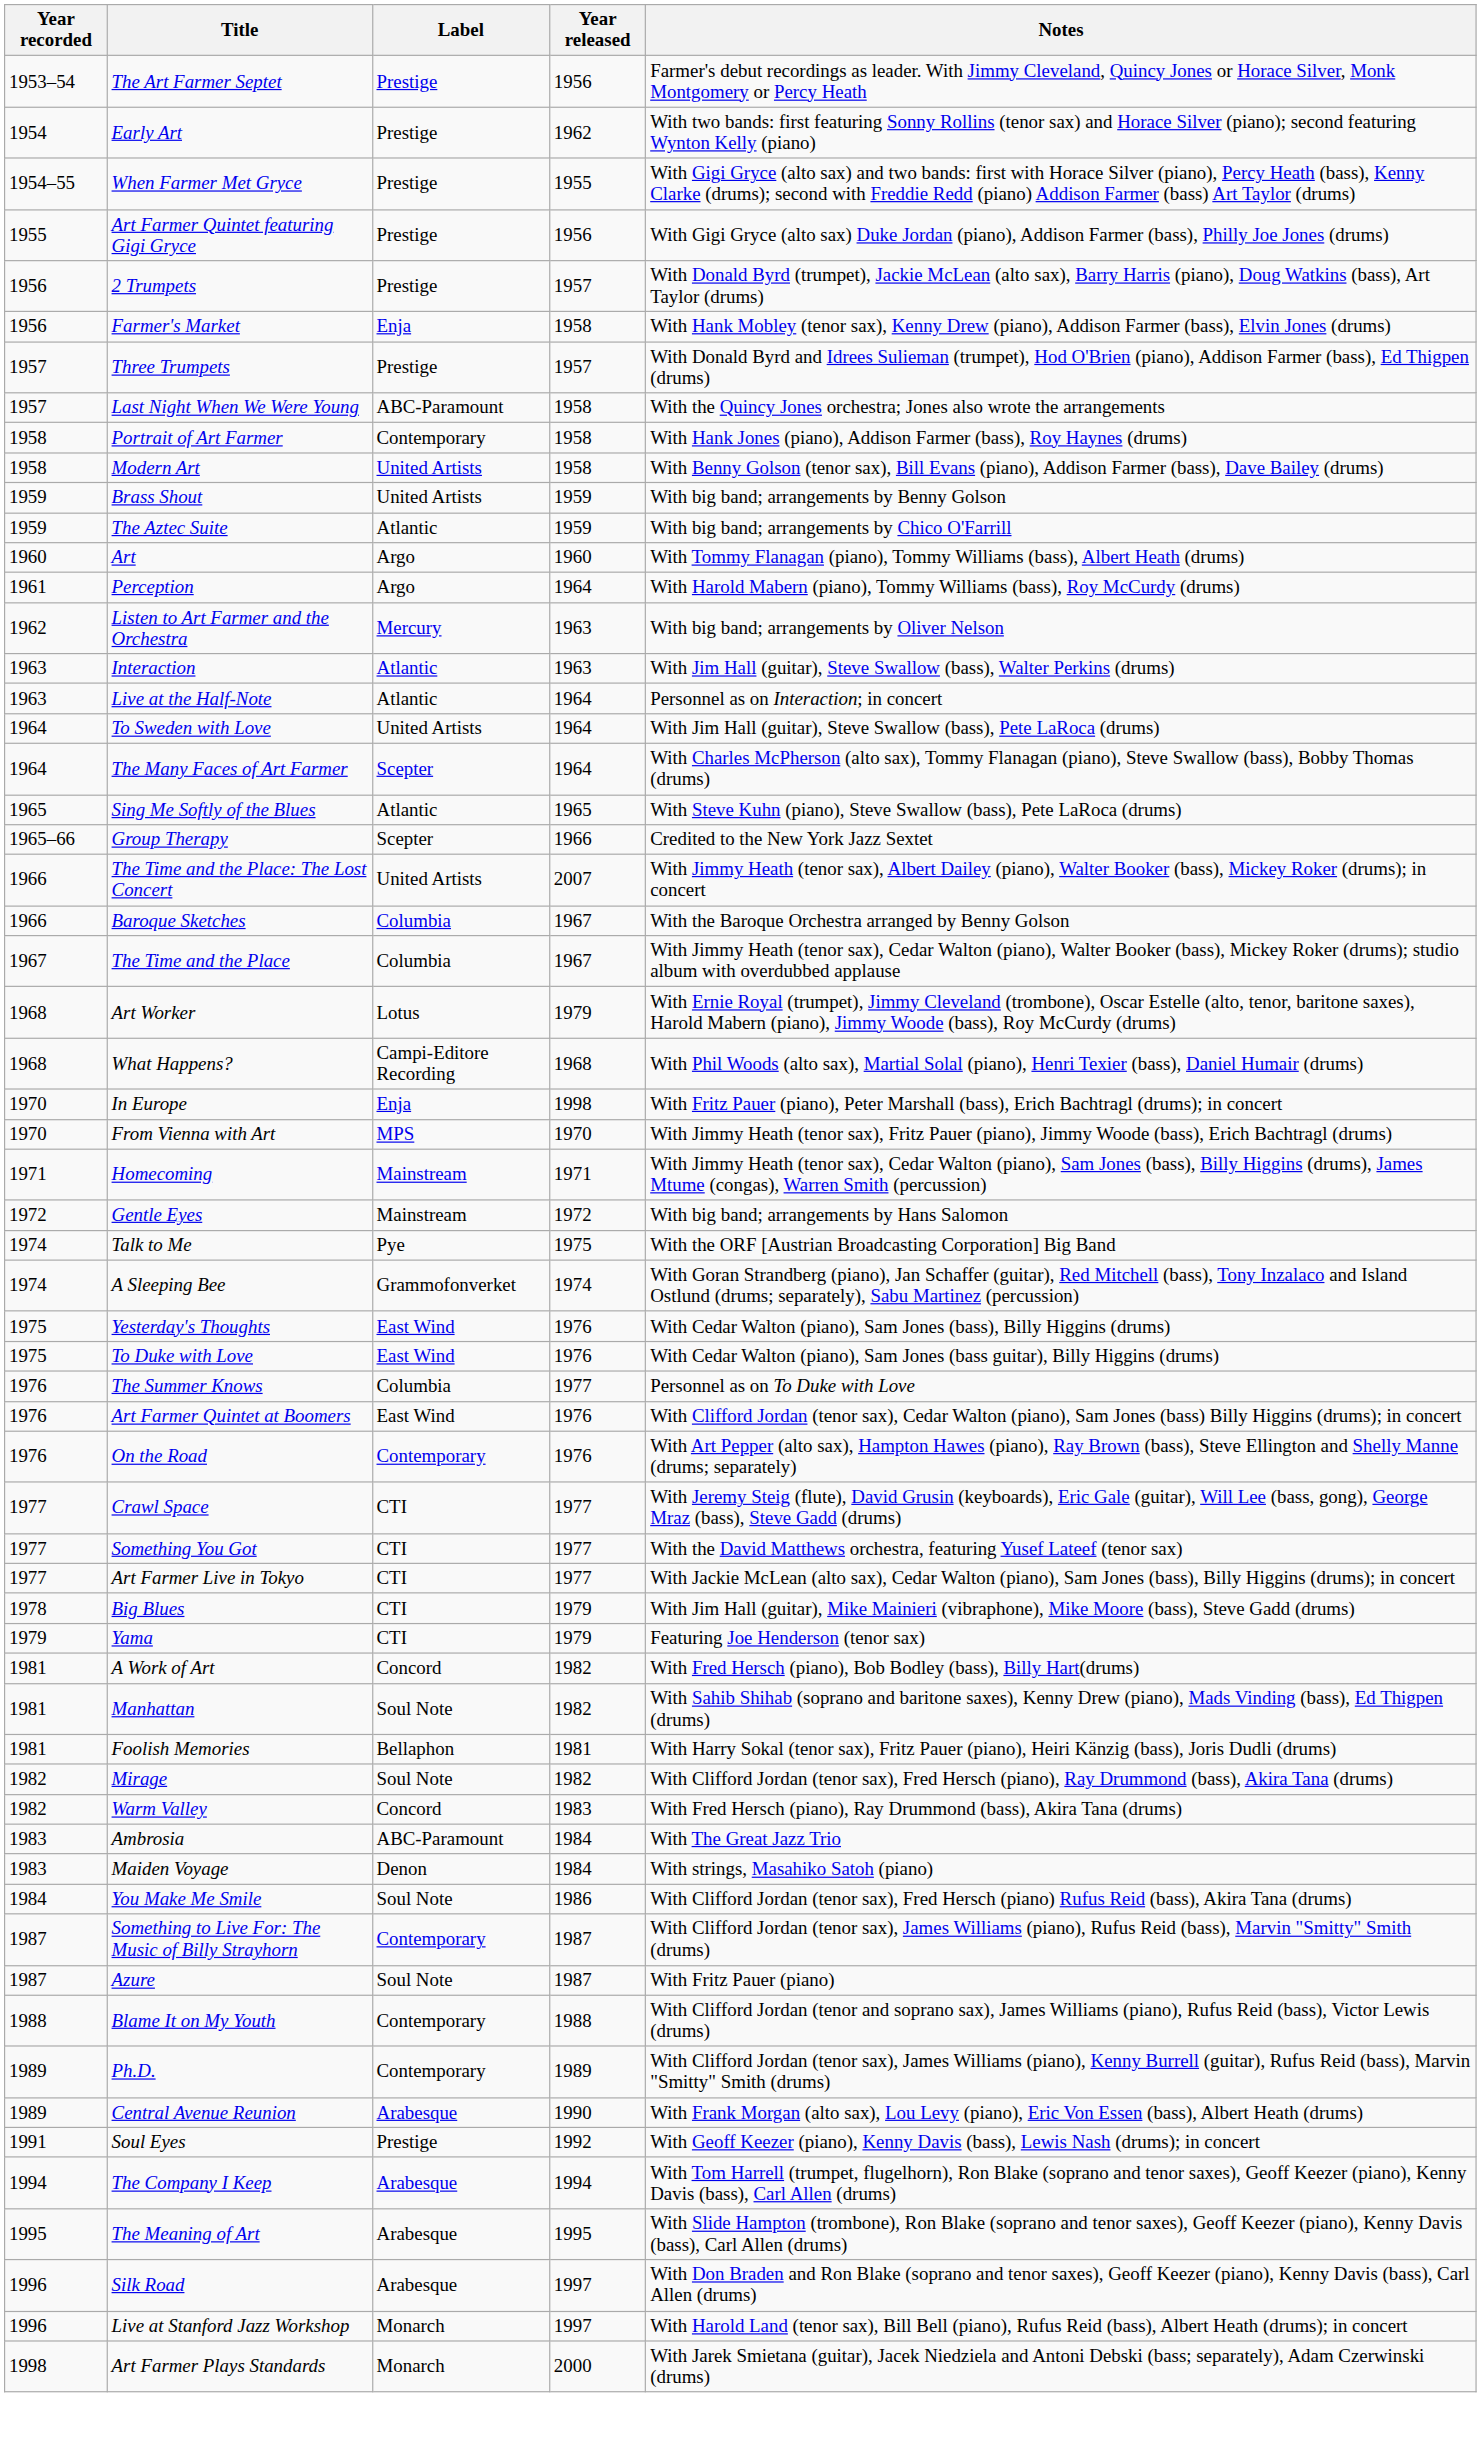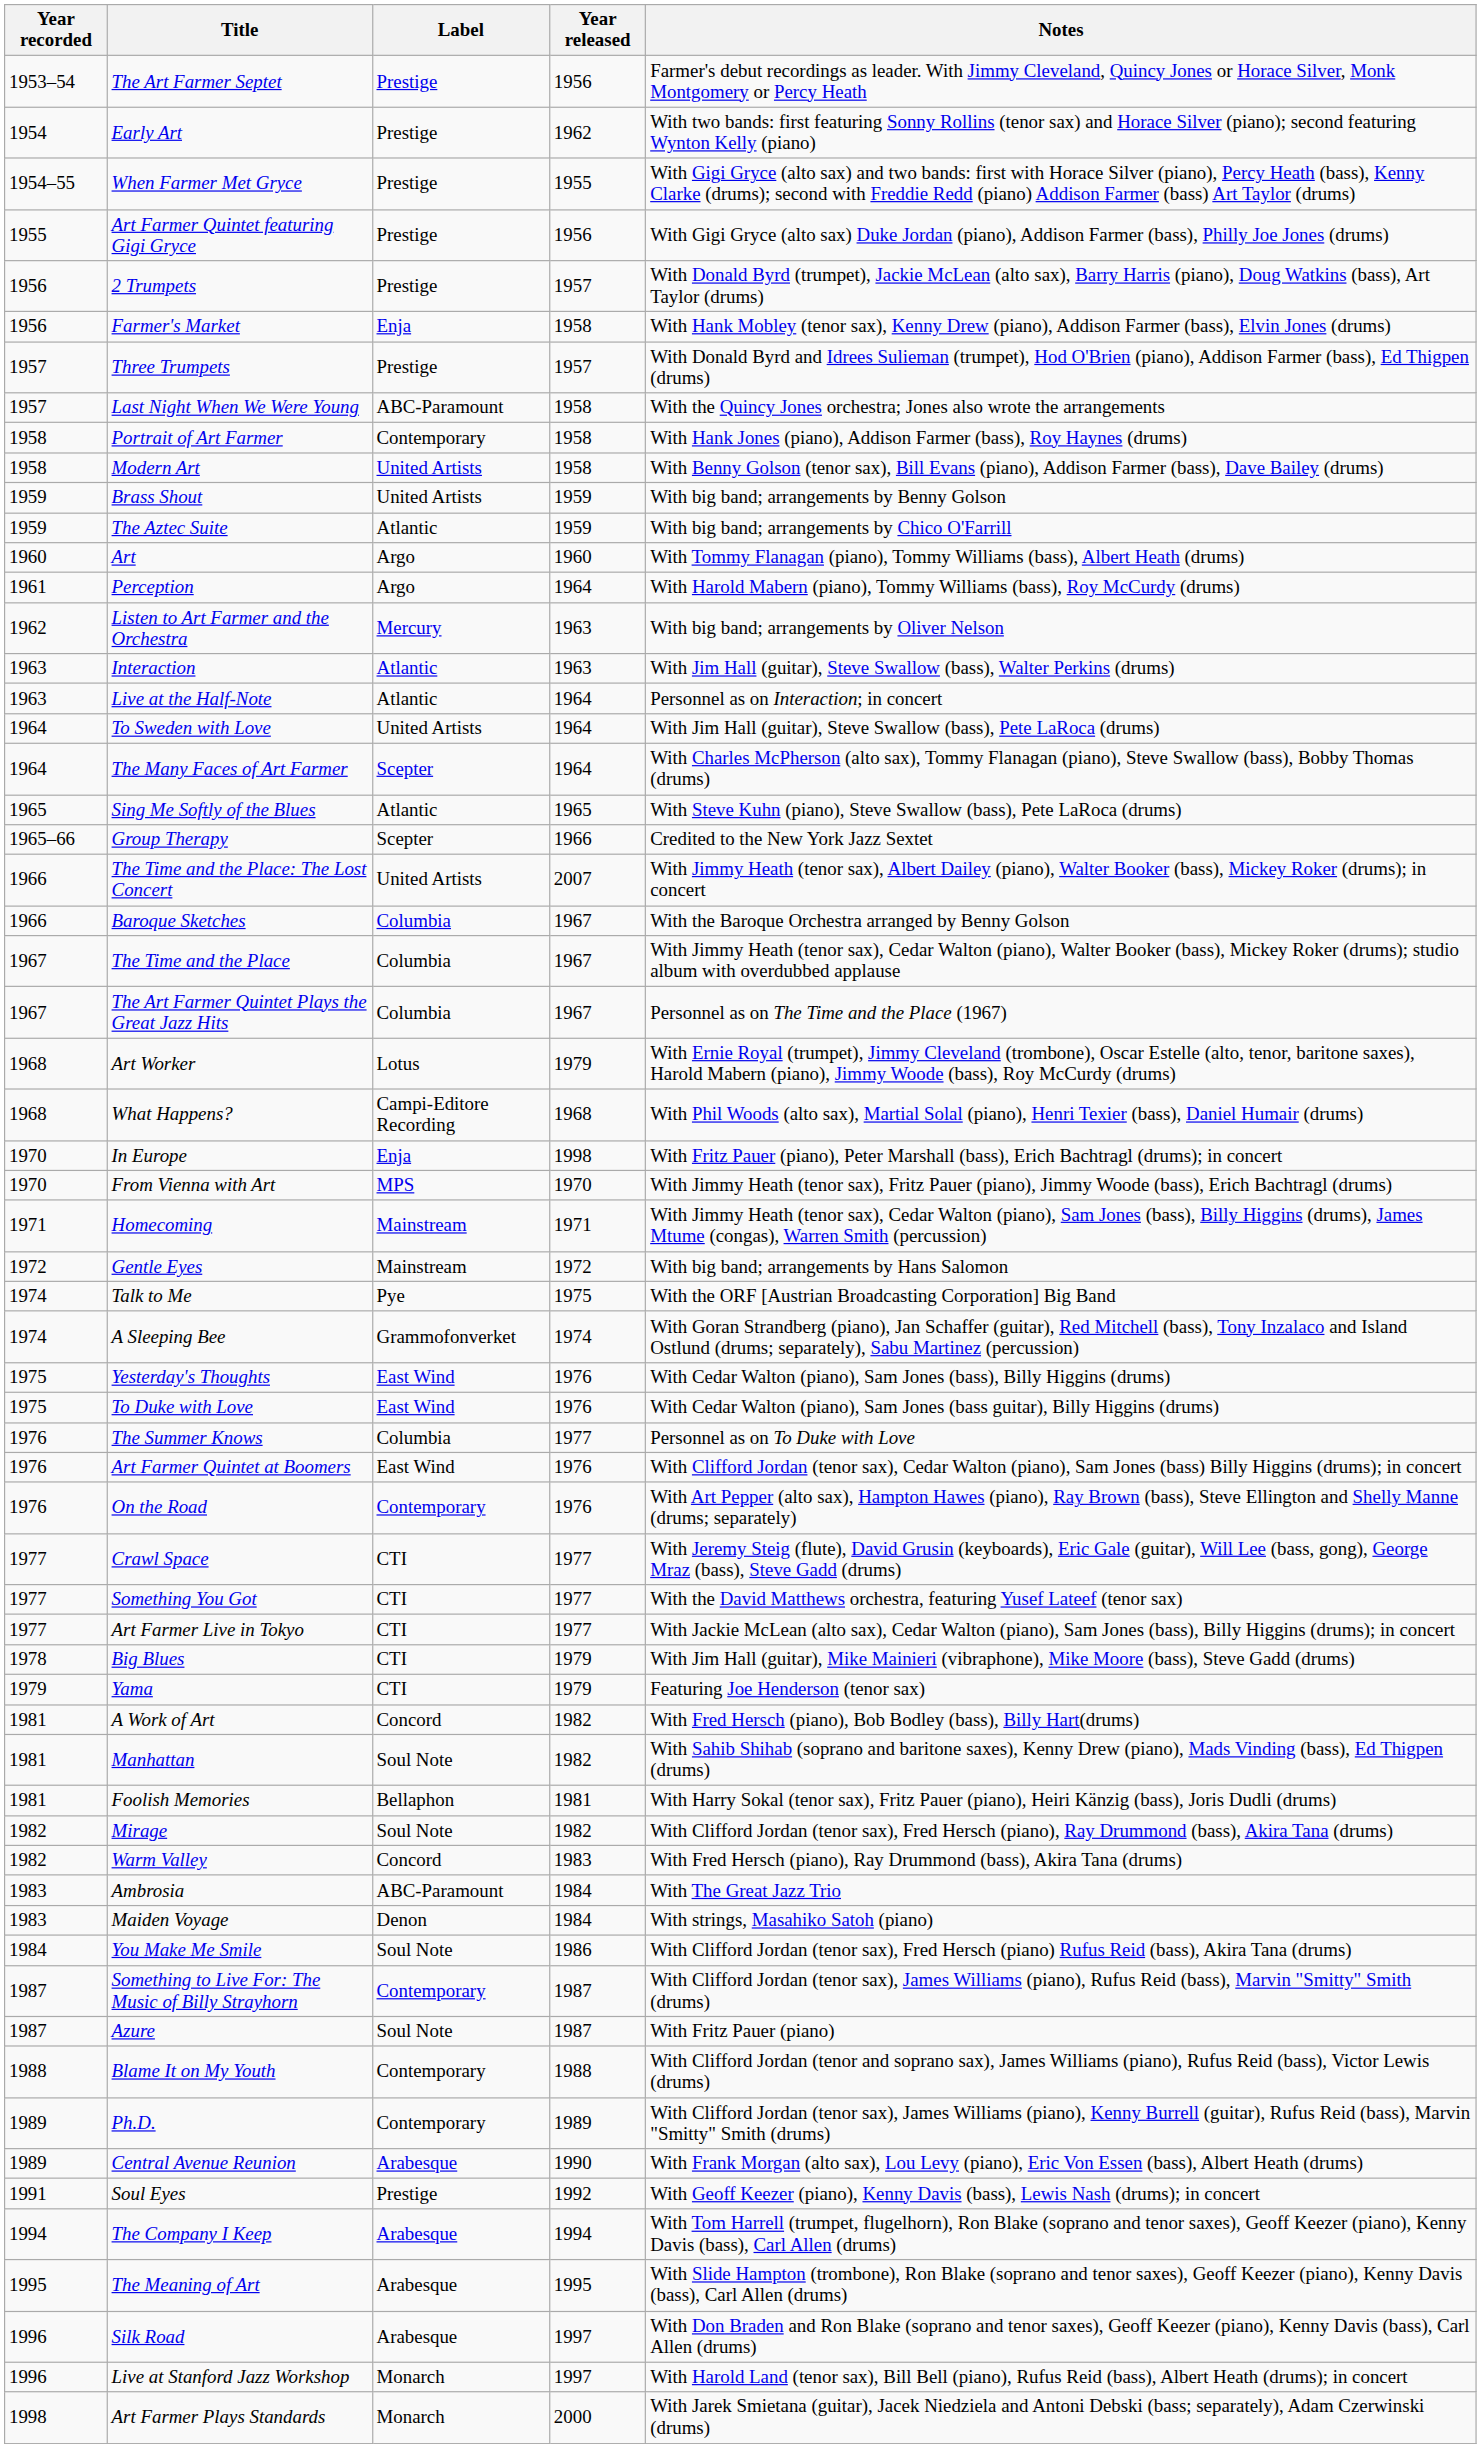+ row: (239, 1012)
